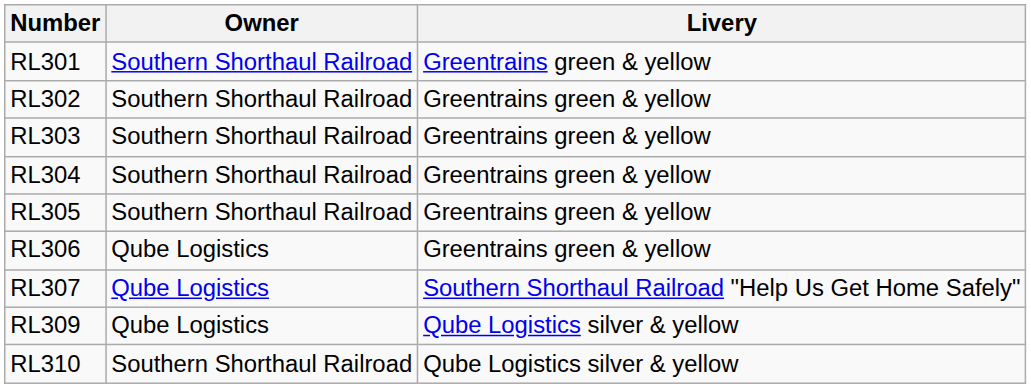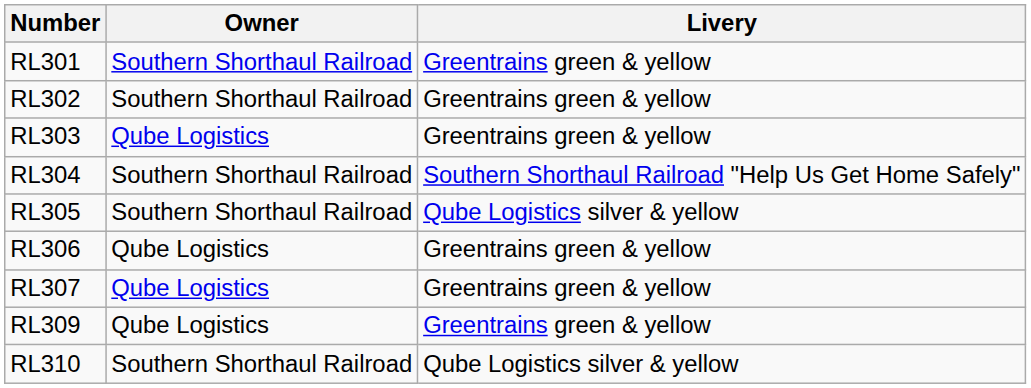(262, 136) Southern Shorthaul Railroad -> (190, 136) Qube Logistics
(567, 174) Greentrains green & yellow -> (722, 174) Southern Shorthaul Railroad "Help Us Get Home Safely"
(567, 212) Greentrains green & yellow -> (581, 212) Qube Logistics silver & yellow
(722, 288) Southern Shorthaul Railroad "Help Us Get Home Safely" -> (567, 288) Greentrains green & yellow
(581, 325) Qube Logistics silver & yellow -> (567, 325) Greentrains green & yellow
